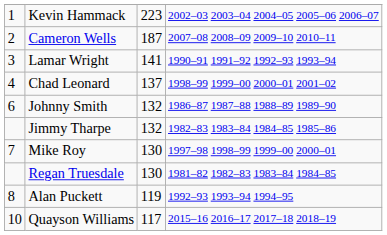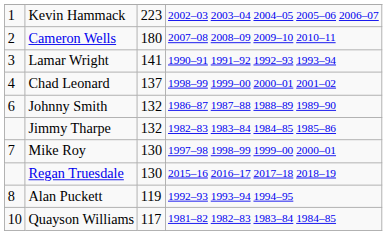(151, 38) 187 -> (151, 38) 180
(252, 173) 1981–82 1982–83 1983–84 1984–85 -> (252, 173) 2015–16 2016–17 2017–18 2018–19
(252, 219) 2015–16 2016–17 2017–18 2018–19 -> (252, 219) 1981–82 1982–83 1983–84 1984–85
